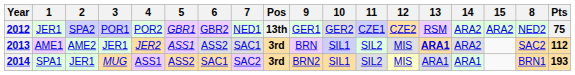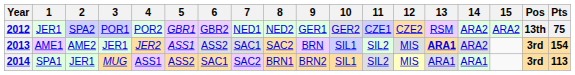columns swapped: (532, 12) <-> (277, 12)
(559, 45) 112 -> (559, 45) 154
(559, 62) 193 -> (559, 62) 113
